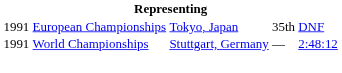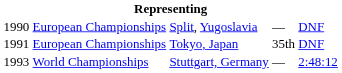+ row: (213, 26)
(16, 44) 1991 -> (16, 62) 1993
